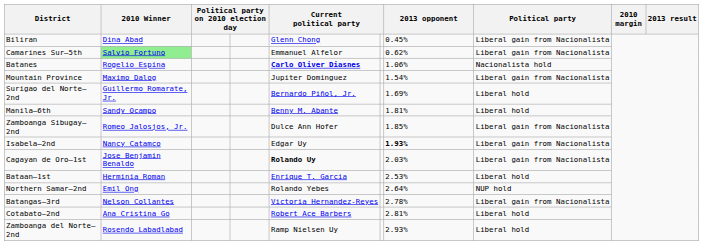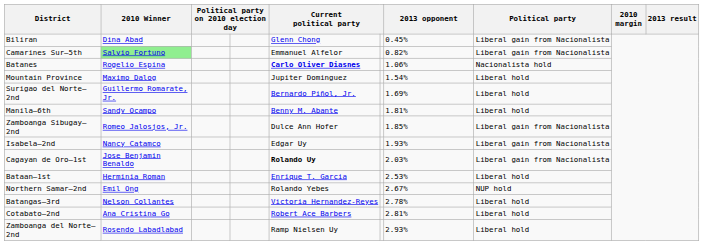(396, 52) 0.62% -> (396, 52) 0.82%
(543, 77) Liberal gain from Nacionalista -> (502, 77) Liberal hold
(396, 143) bold -> (396, 143) normal
(396, 189) 2.64% -> (396, 189) 2.67%
(543, 201) Liberal gain from Nacionalista -> (502, 201) Liberal hold
